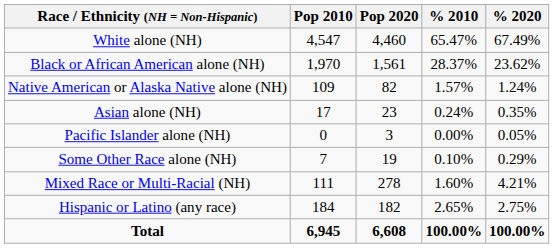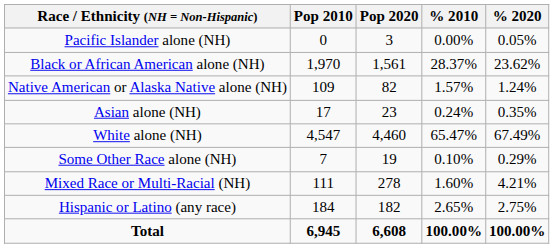rows swapped: (147, 40) <-> (147, 135)
